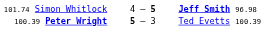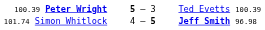rows swapped: (61, 21) <-> (56, 9)
